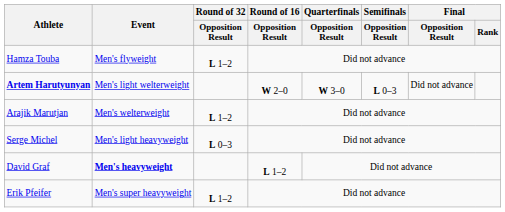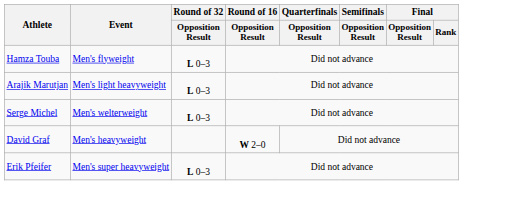(221, 65) L 1–2 -> (198, 65) L 0–3
- row: (48, 86)
(132, 113) Men's welterweight -> (119, 86) Men's light heavyweight
(221, 118) L 1–2 -> (198, 91) L 0–3
(141, 140) Men's light heavyweight -> (110, 113) Men's welterweight
(134, 166) bold -> (109, 140) normal
(275, 172) L 1–2 -> (252, 145) W 2–0
(221, 199) L 1–2 -> (198, 172) L 0–3
